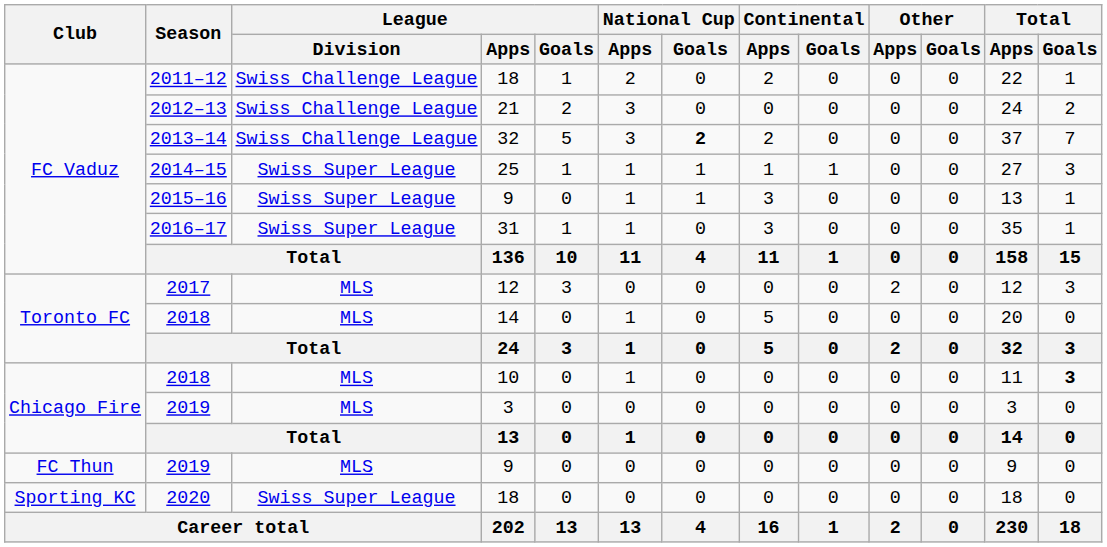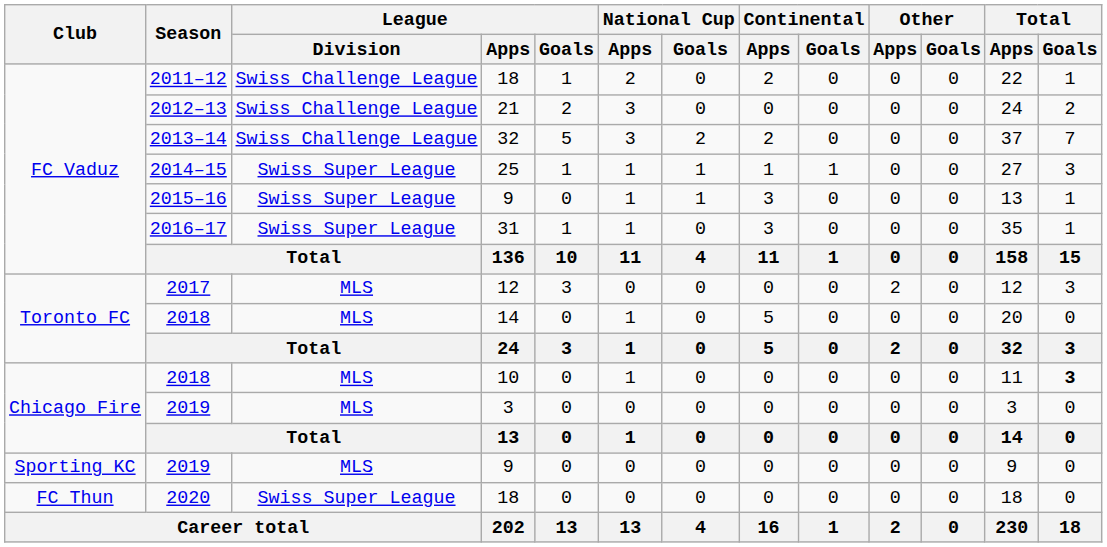(701, 139) bold -> (701, 139) normal
(75, 468) FC Thun -> (75, 468) Sporting KC
(75, 498) Sporting KC -> (75, 498) FC Thun
